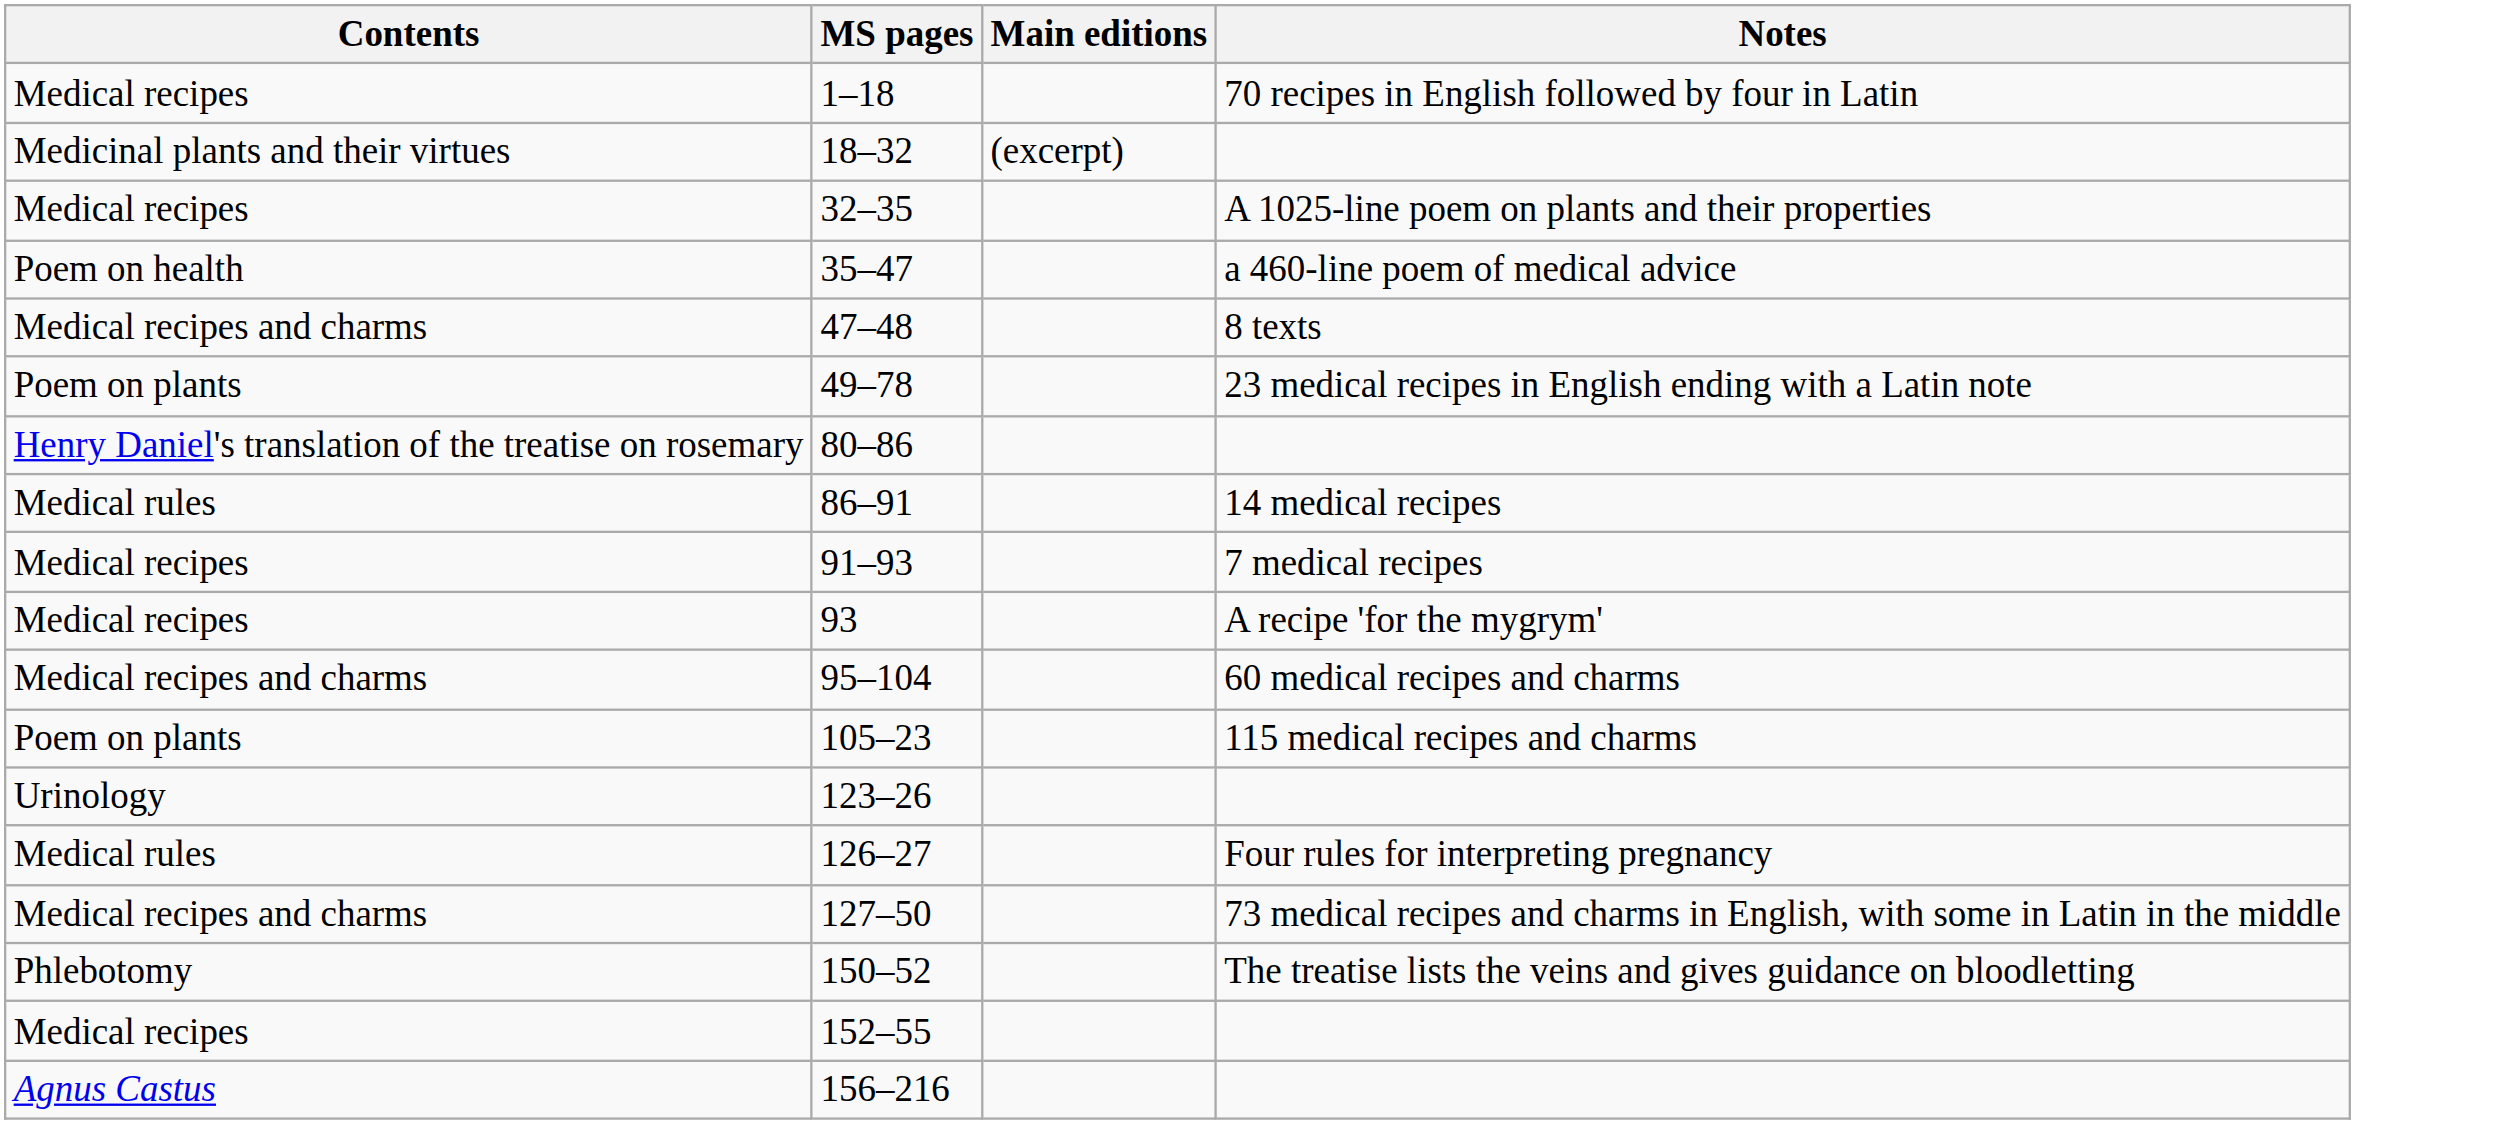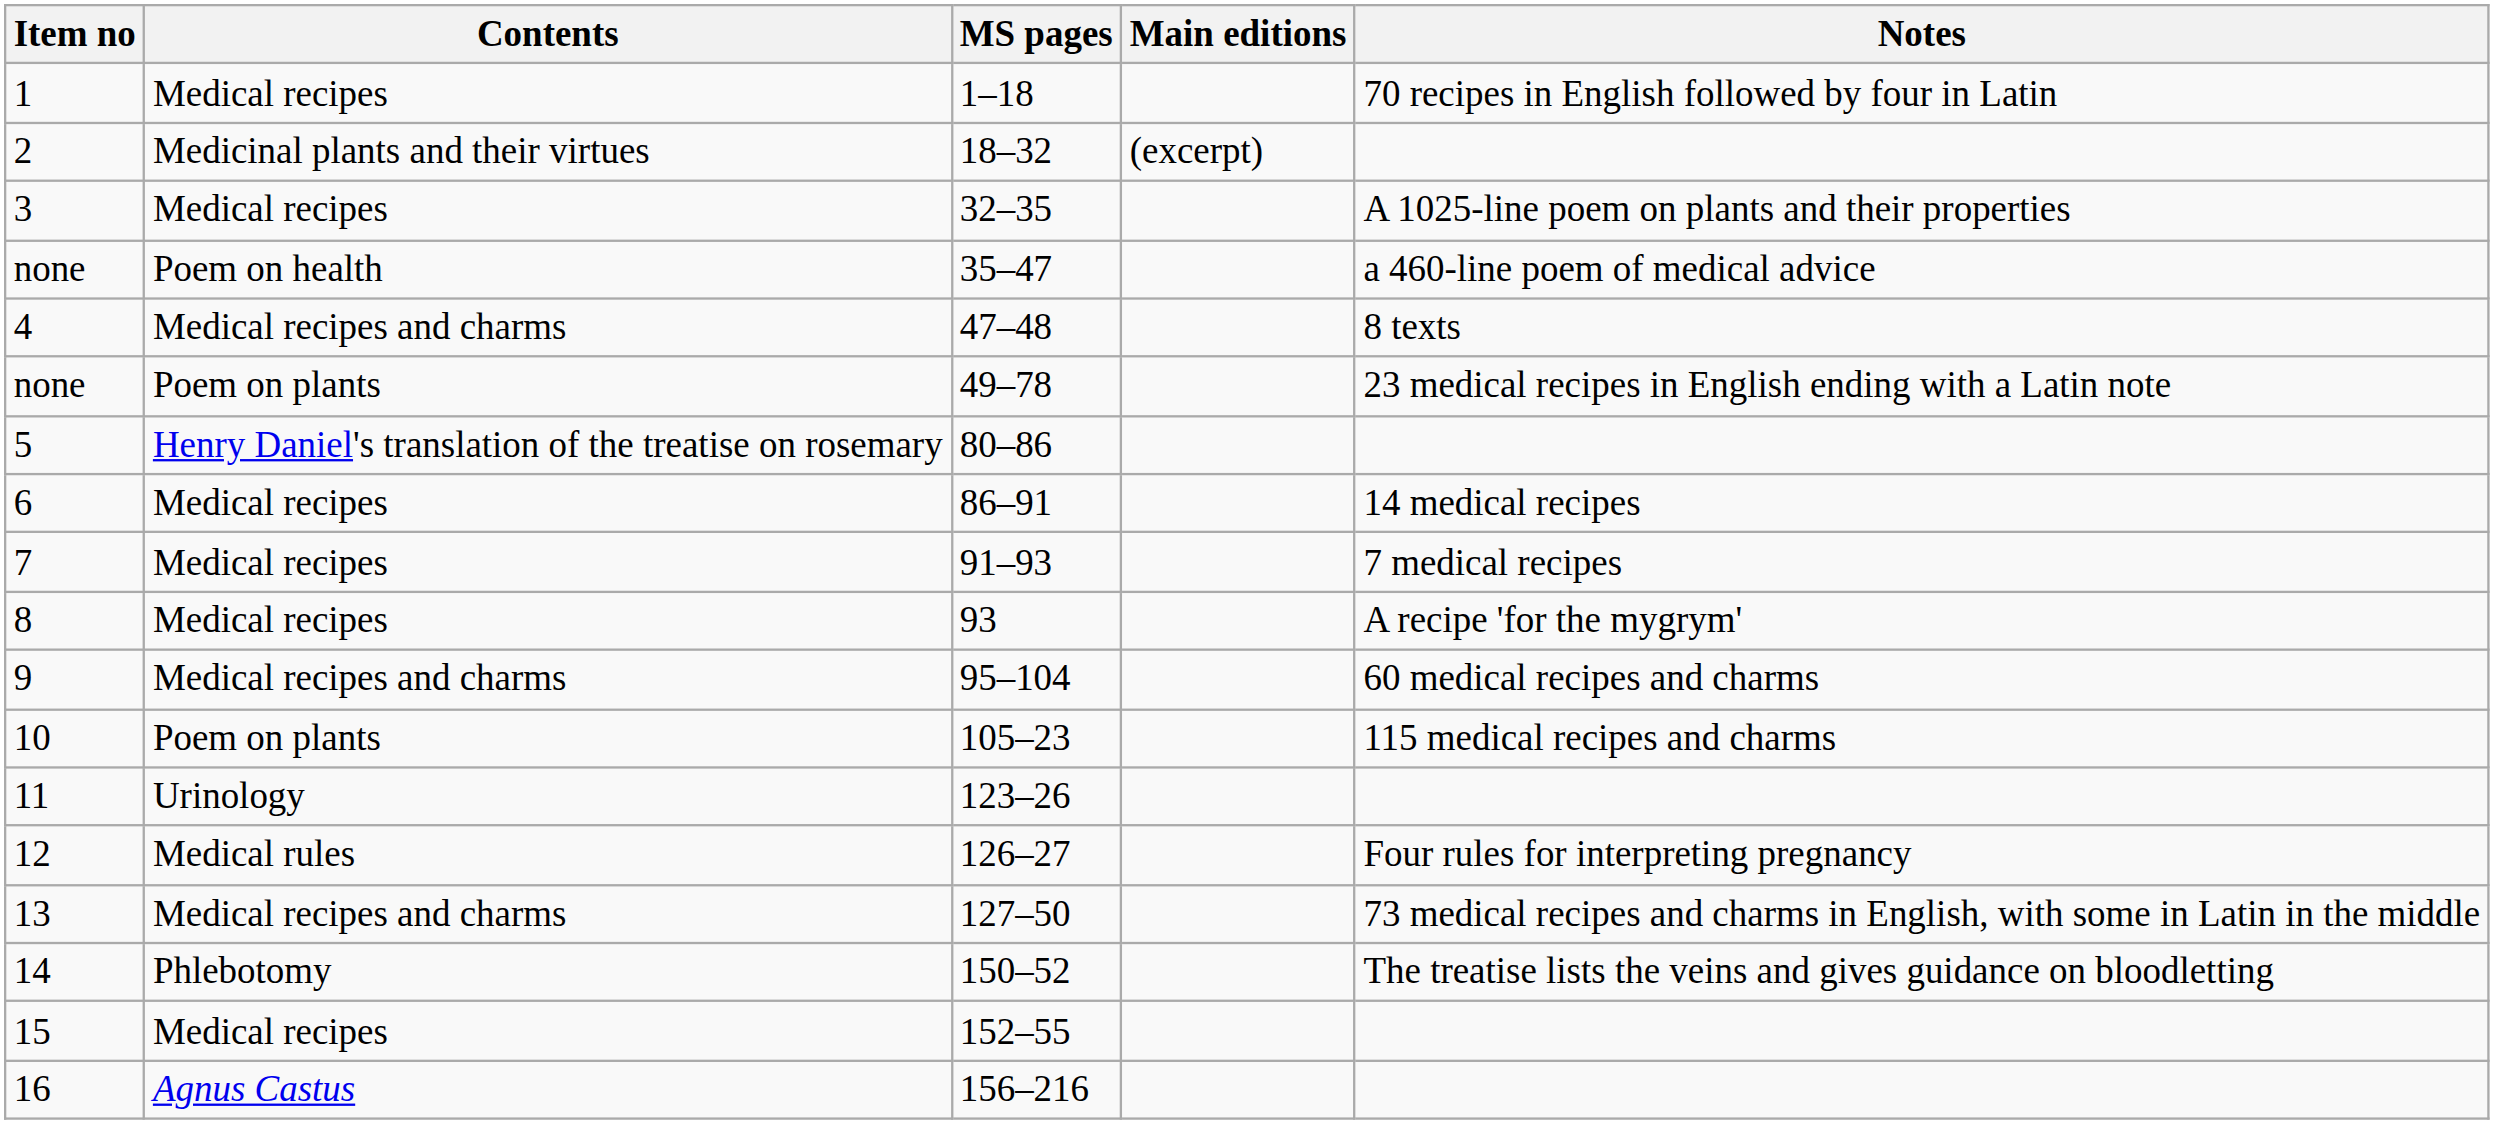+ column: (75, 33)
(115, 502) Medical rules -> (270, 502) Medical recipes
